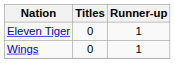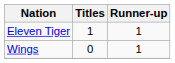(90, 31) 0 -> (90, 31) 1
